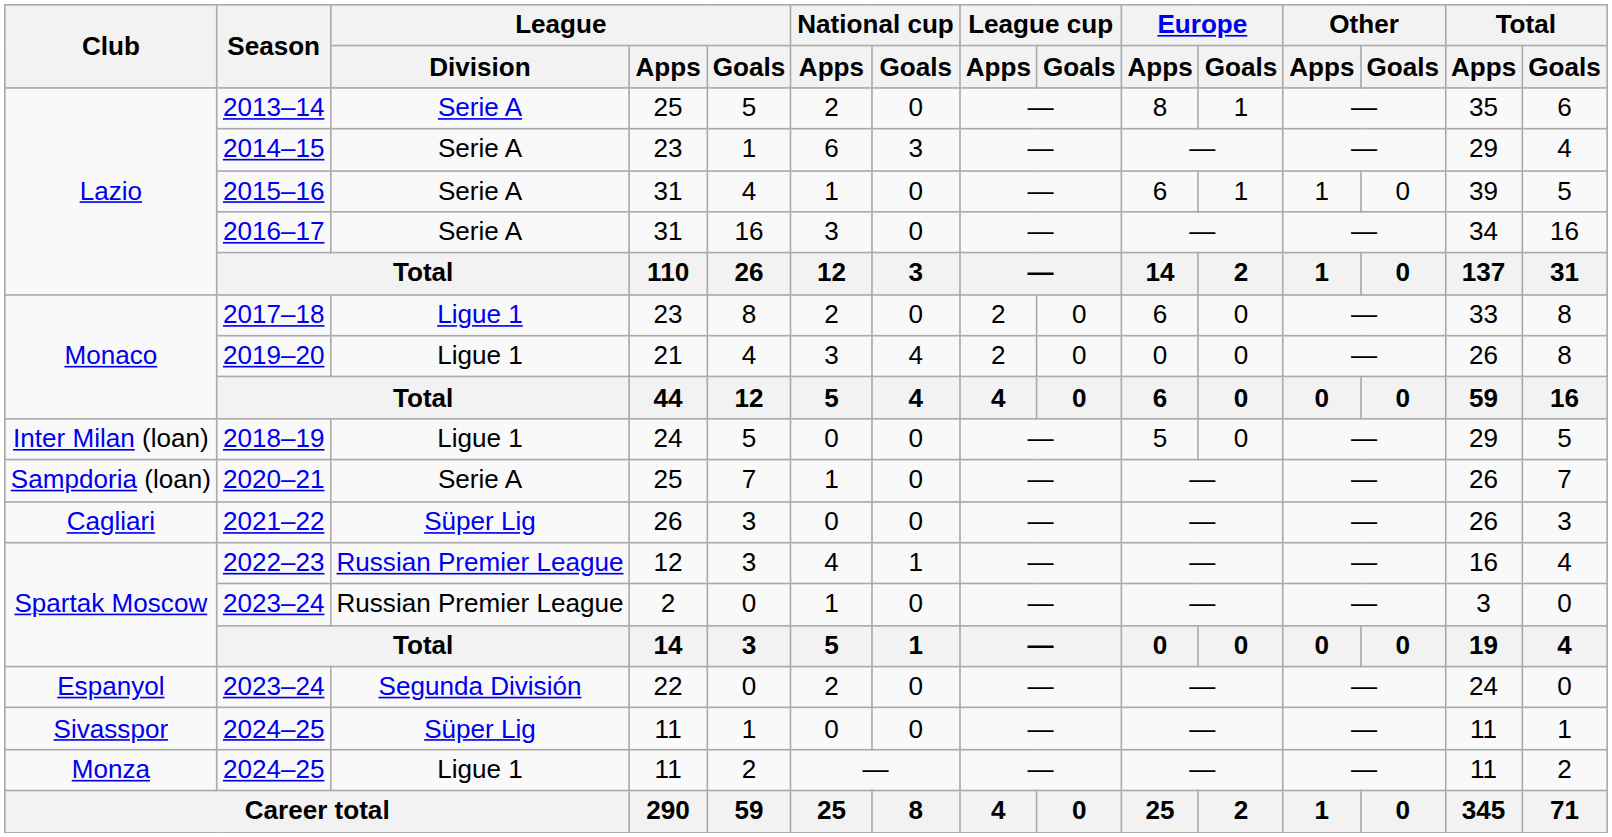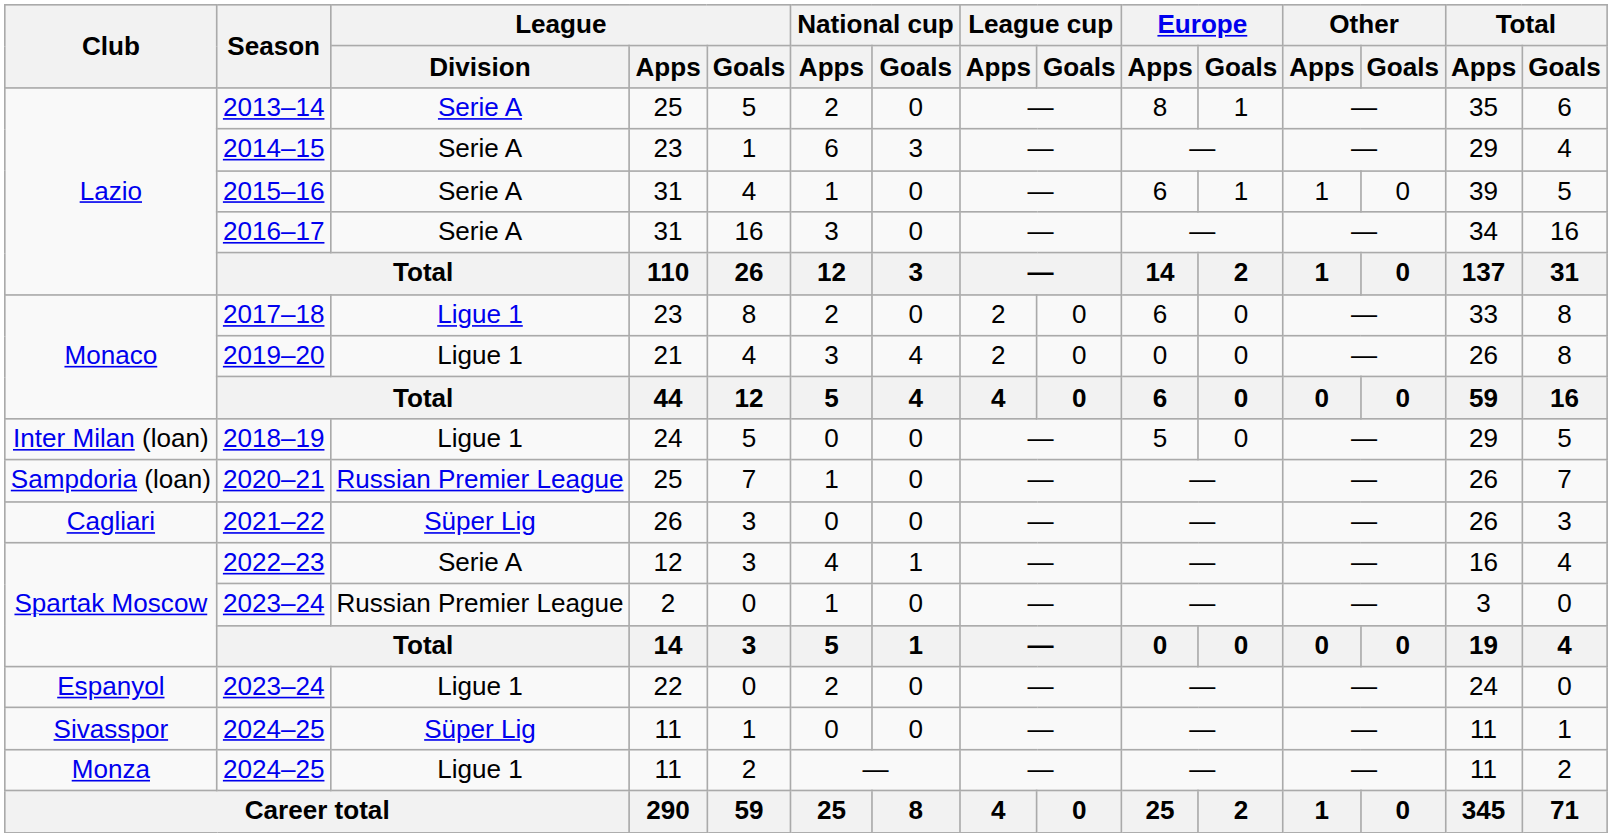(480, 480) Serie A -> (480, 480) Russian Premier League
(480, 562) Russian Premier League -> (480, 562) Serie A
(480, 686) Segunda División -> (480, 686) Ligue 1
